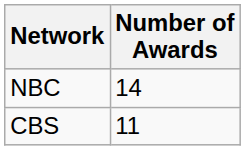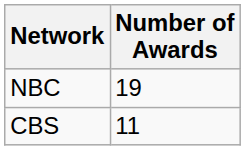(129, 88) 14 -> (129, 88) 19
